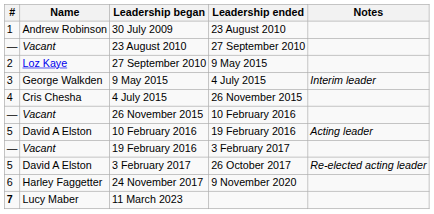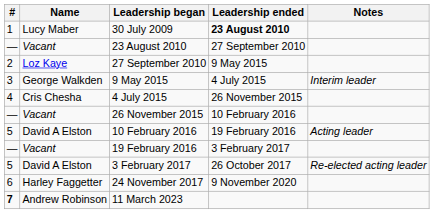(65, 30) Andrew Robinson -> (50, 30) Lucy Maber
(248, 30) normal -> (250, 30) bold
(50, 200) Lucy Maber -> (65, 200) Andrew Robinson
